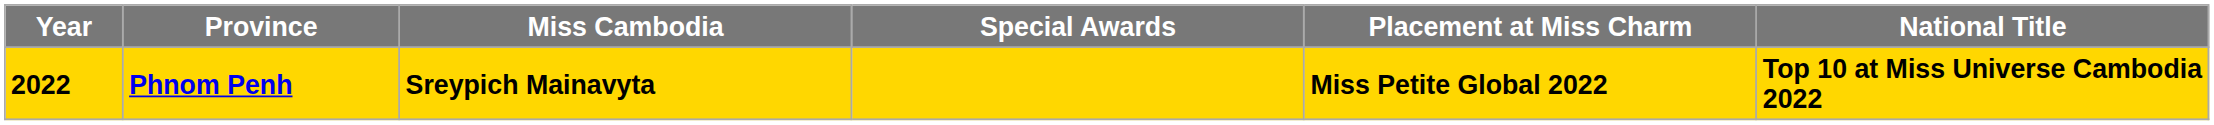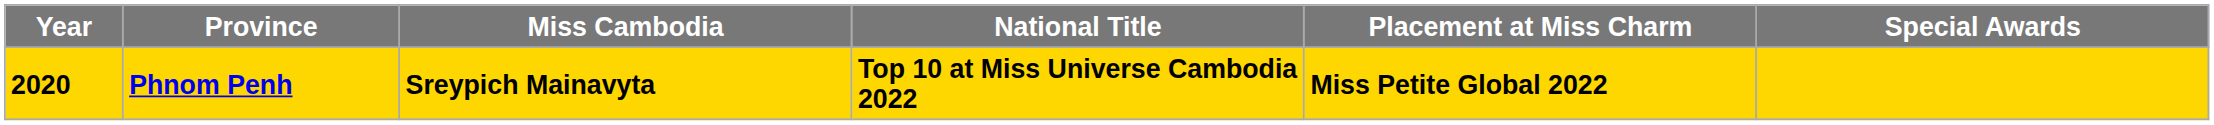columns swapped: (1983, 26) <-> (1078, 26)
(41, 84) 2022 -> (41, 84) 2020
